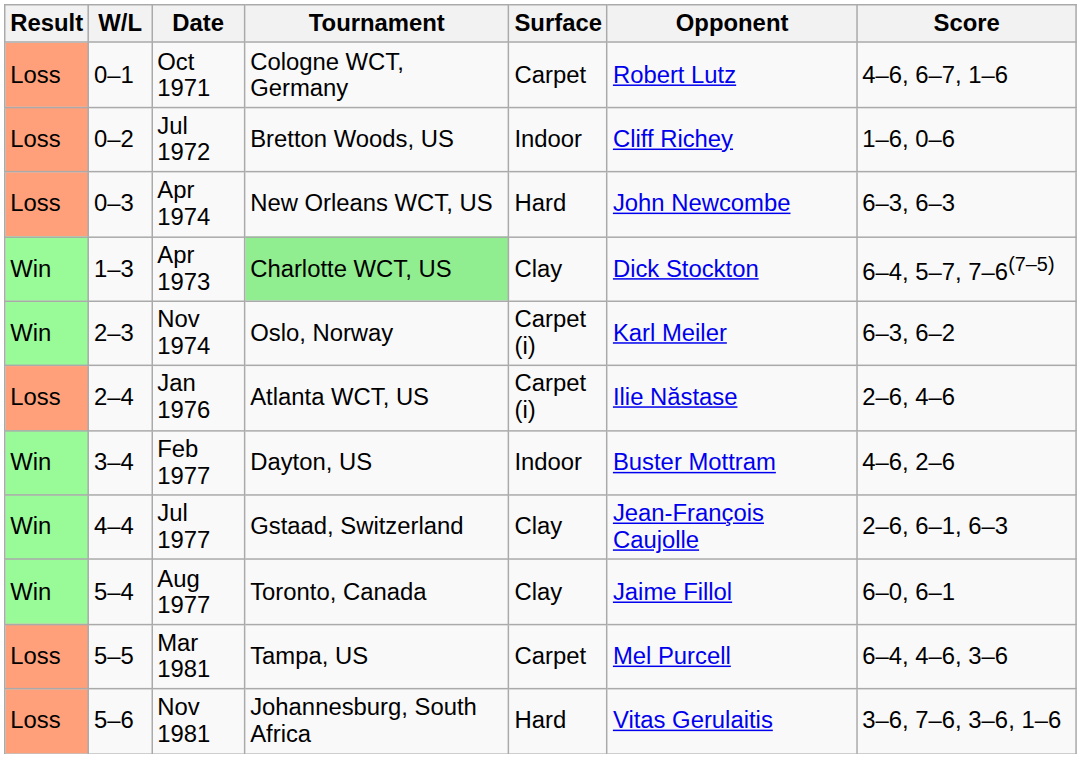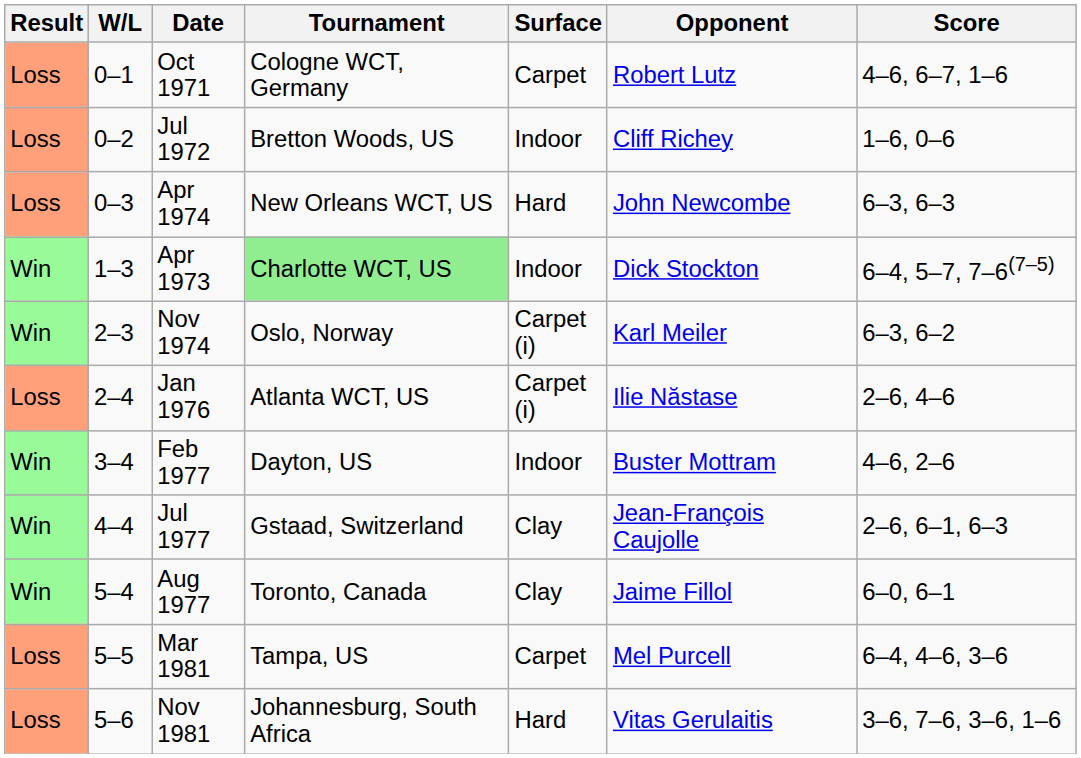(538, 268) Clay -> (548, 268) Indoor
